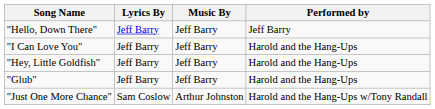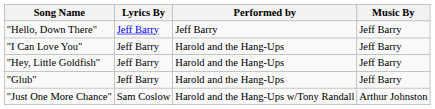columns swapped: (209, 12) <-> (338, 12)
